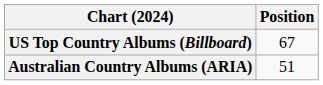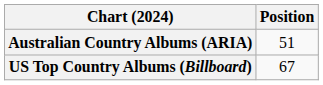rows swapped: (130, 67) <-> (130, 42)
